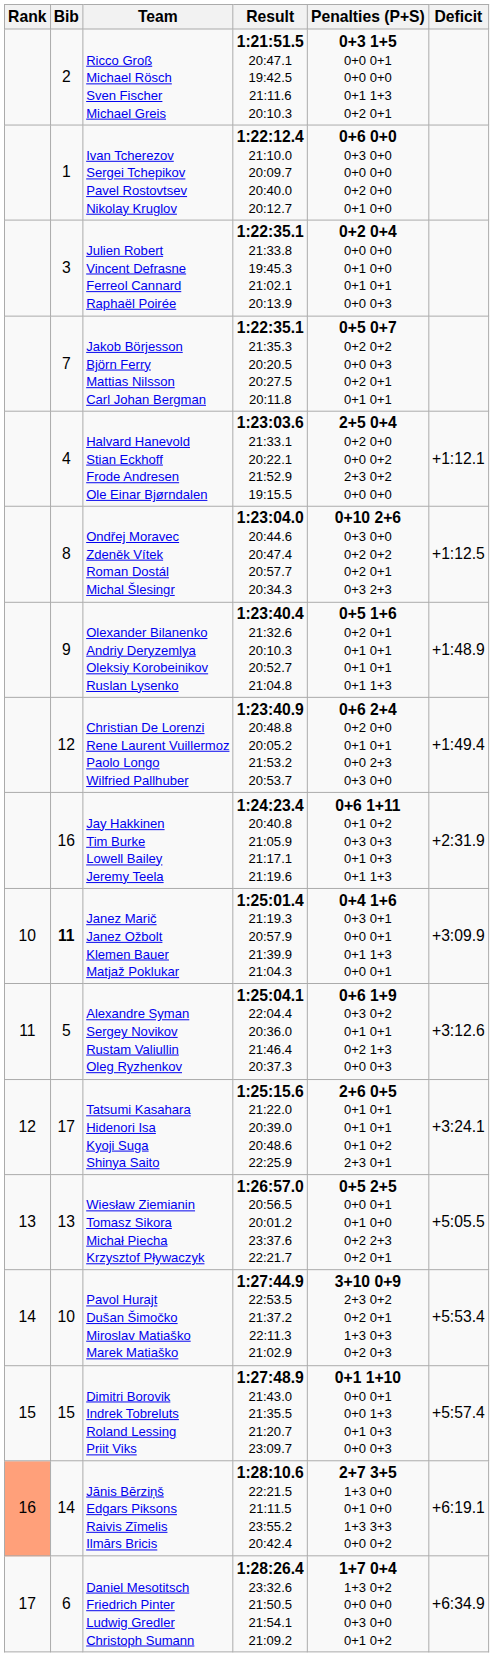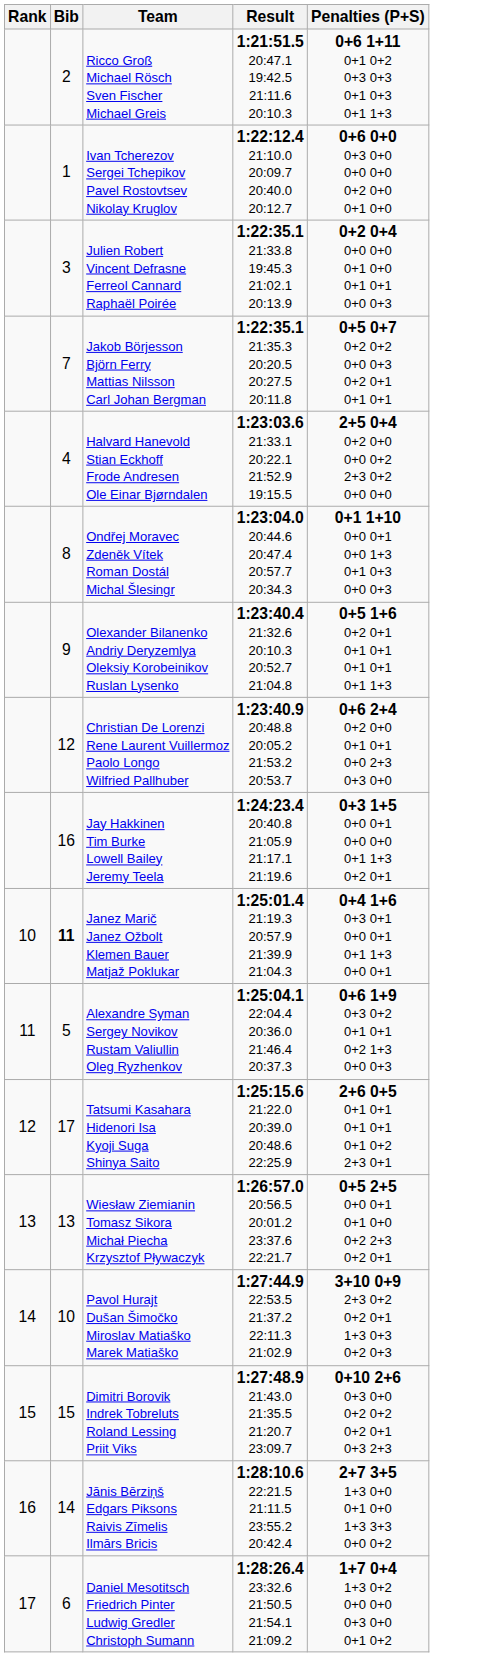- column: (458, 16)
(368, 77) 0+3 1+5 0+0 0+1 0+0 0+0 0+1 1+3 0+2 0+1 -> (368, 77) 0+6 1+11 0+1 0+2 0+3 0+3 0+1 0+3 0+1 1+3
(368, 554) 0+10 2+6 0+3 0+0 0+2 0+2 0+2 0+1 0+3 2+3 -> (368, 554) 0+1 1+10 0+0 0+1 0+0 1+3 0+1 0+3 0+0 0+3
(368, 840) 0+6 1+11 0+1 0+2 0+3 0+3 0+1 0+3 0+1 1+3 -> (368, 840) 0+3 1+5 0+0 0+1 0+0 0+0 0+1 1+3 0+2 0+1
(368, 1413) 0+1 1+10 0+0 0+1 0+0 1+3 0+1 0+3 0+0 0+3 -> (368, 1413) 0+10 2+6 0+3 0+0 0+2 0+2 0+2 0+1 0+3 2+3
(27, 1508) lightsalmon background -> (27, 1508) no background
